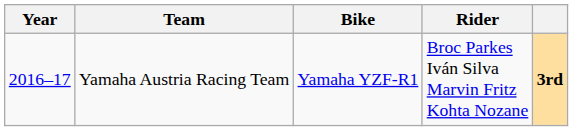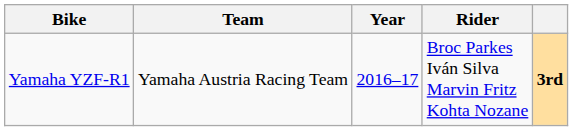columns swapped: (40, 18) <-> (358, 18)
